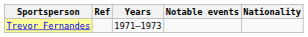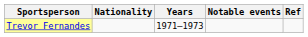columns swapped: (272, 11) <-> (102, 11)
